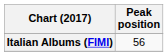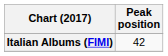(139, 42) 56 -> (139, 42) 42
